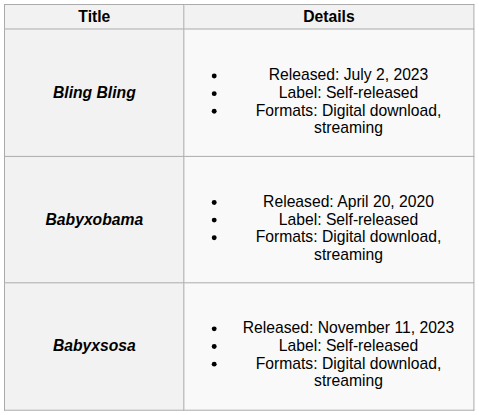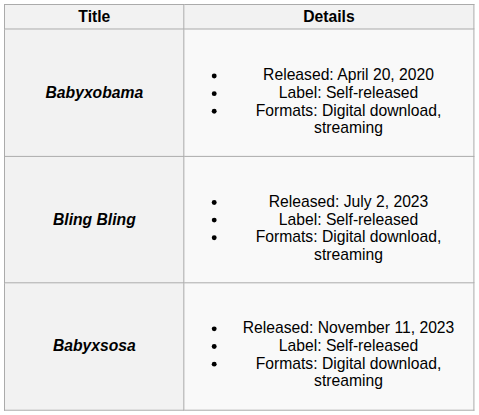rows swapped: (94, 219) <-> (94, 92)
